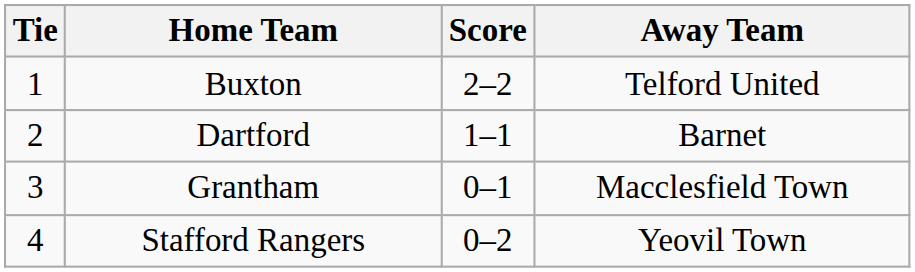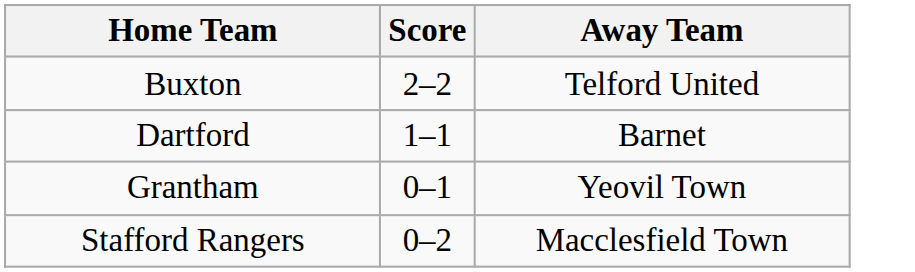- column: (35, 30)
(722, 187) Macclesfield Town -> (662, 187) Yeovil Town
(722, 239) Yeovil Town -> (662, 239) Macclesfield Town
